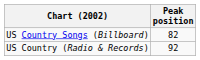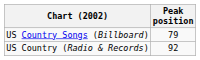(173, 35) 82 -> (173, 35) 79
